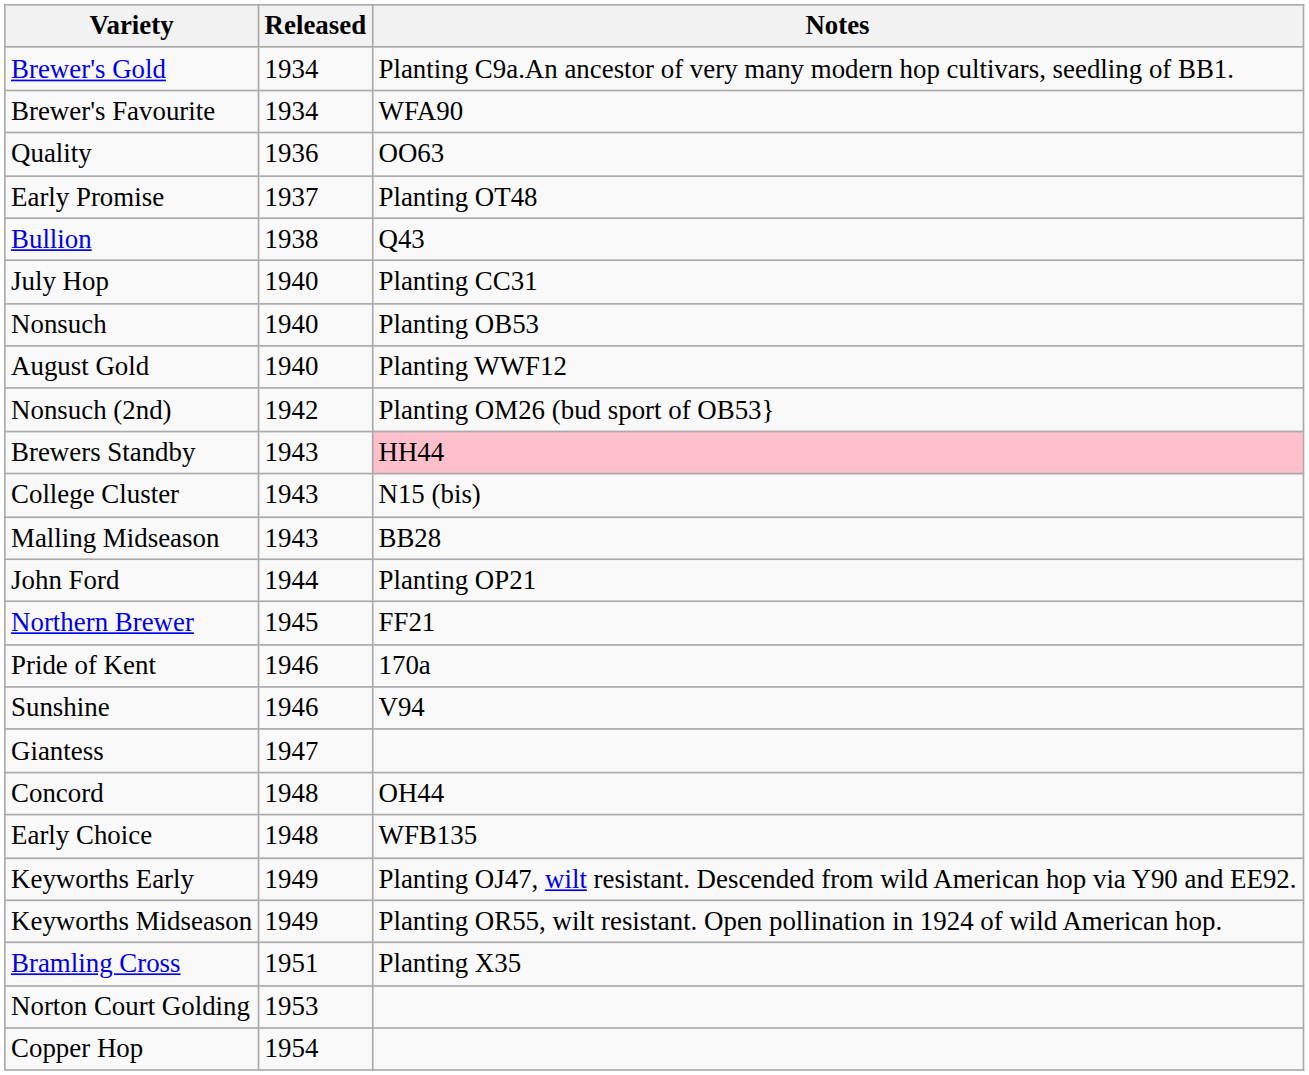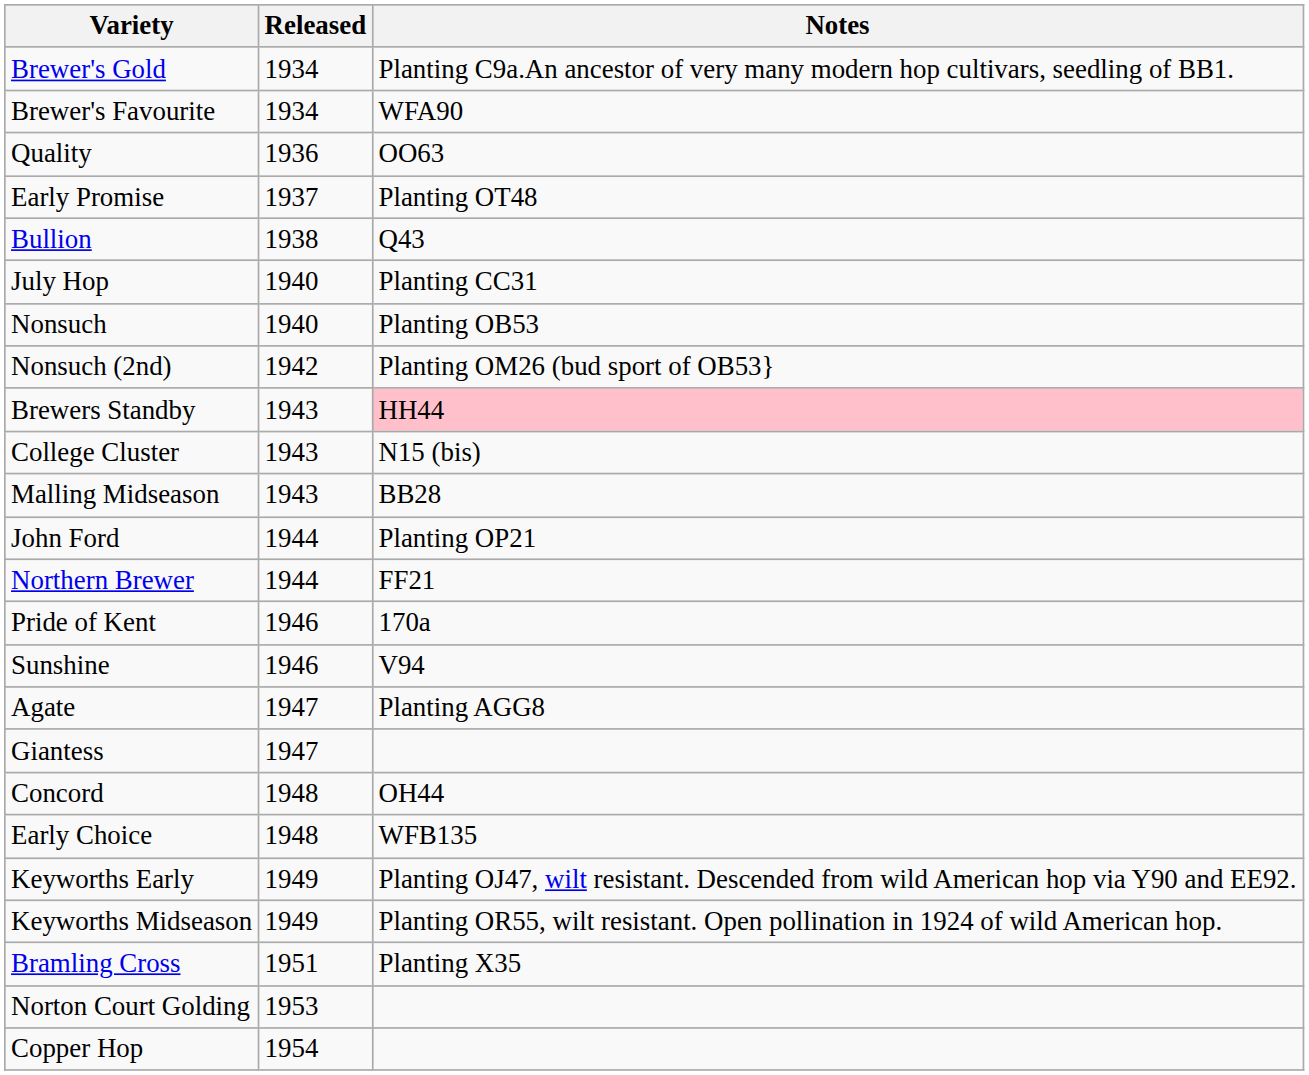- row: (80, 366)
(291, 622) 1945 -> (291, 580) 1944
+ row: (43, 707)
